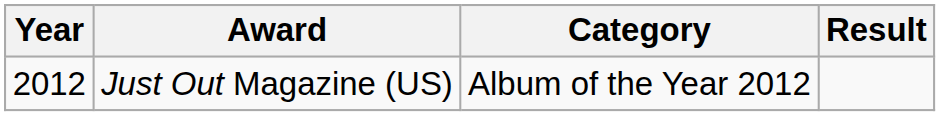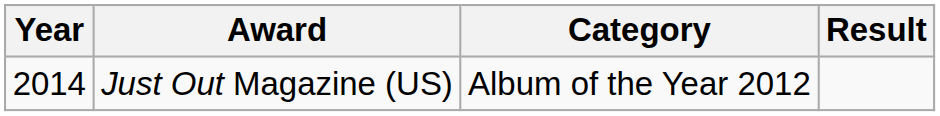(49, 82) 2012 -> (49, 82) 2014
